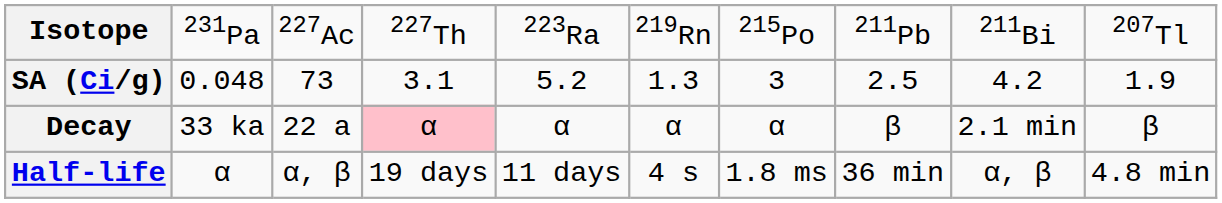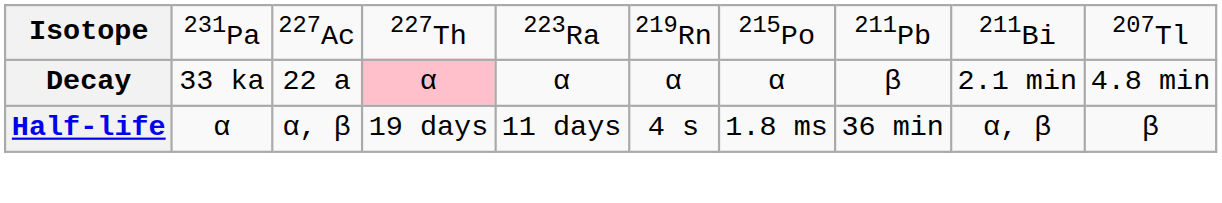- row: (89, 82)
(1150, 128) β -> (1150, 82) 4.8 min
(1150, 175) 4.8 min -> (1150, 128) β
